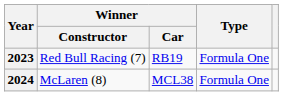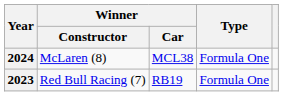rows swapped: (21, 58) <-> (21, 80)
